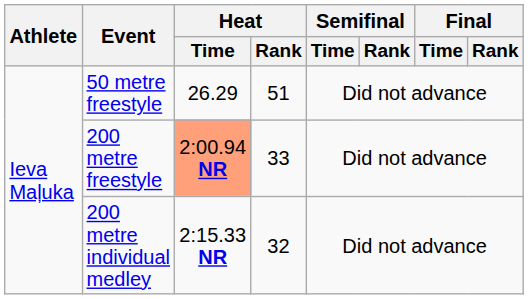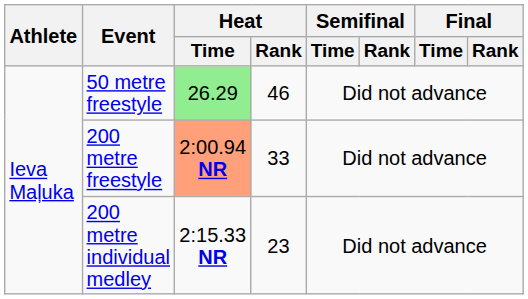(213, 93) no background -> (213, 93) lightgreen background
(278, 93) 51 -> (278, 93) 46
(278, 246) 32 -> (278, 246) 23
